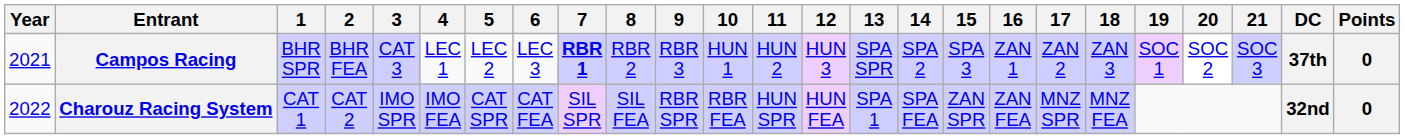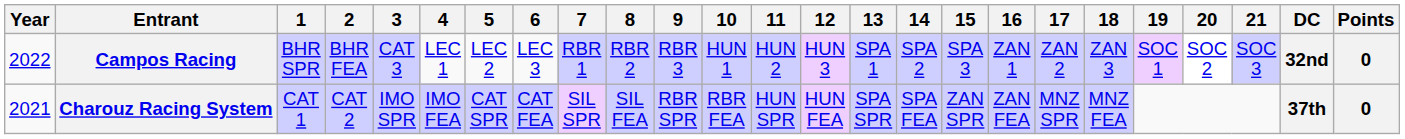(30, 59) 2021 -> (30, 59) 2022
(582, 59) bold -> (582, 59) normal
(874, 59) SPA SPR -> (873, 59) SPA 1
(1308, 59) 37th -> (1307, 59) 32nd
(30, 109) 2022 -> (30, 109) 2021
(874, 109) SPA 1 -> (873, 109) SPA SPR
(1308, 109) 32nd -> (1307, 109) 37th
